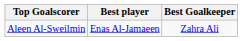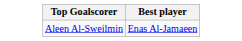- column: (200, 12)
